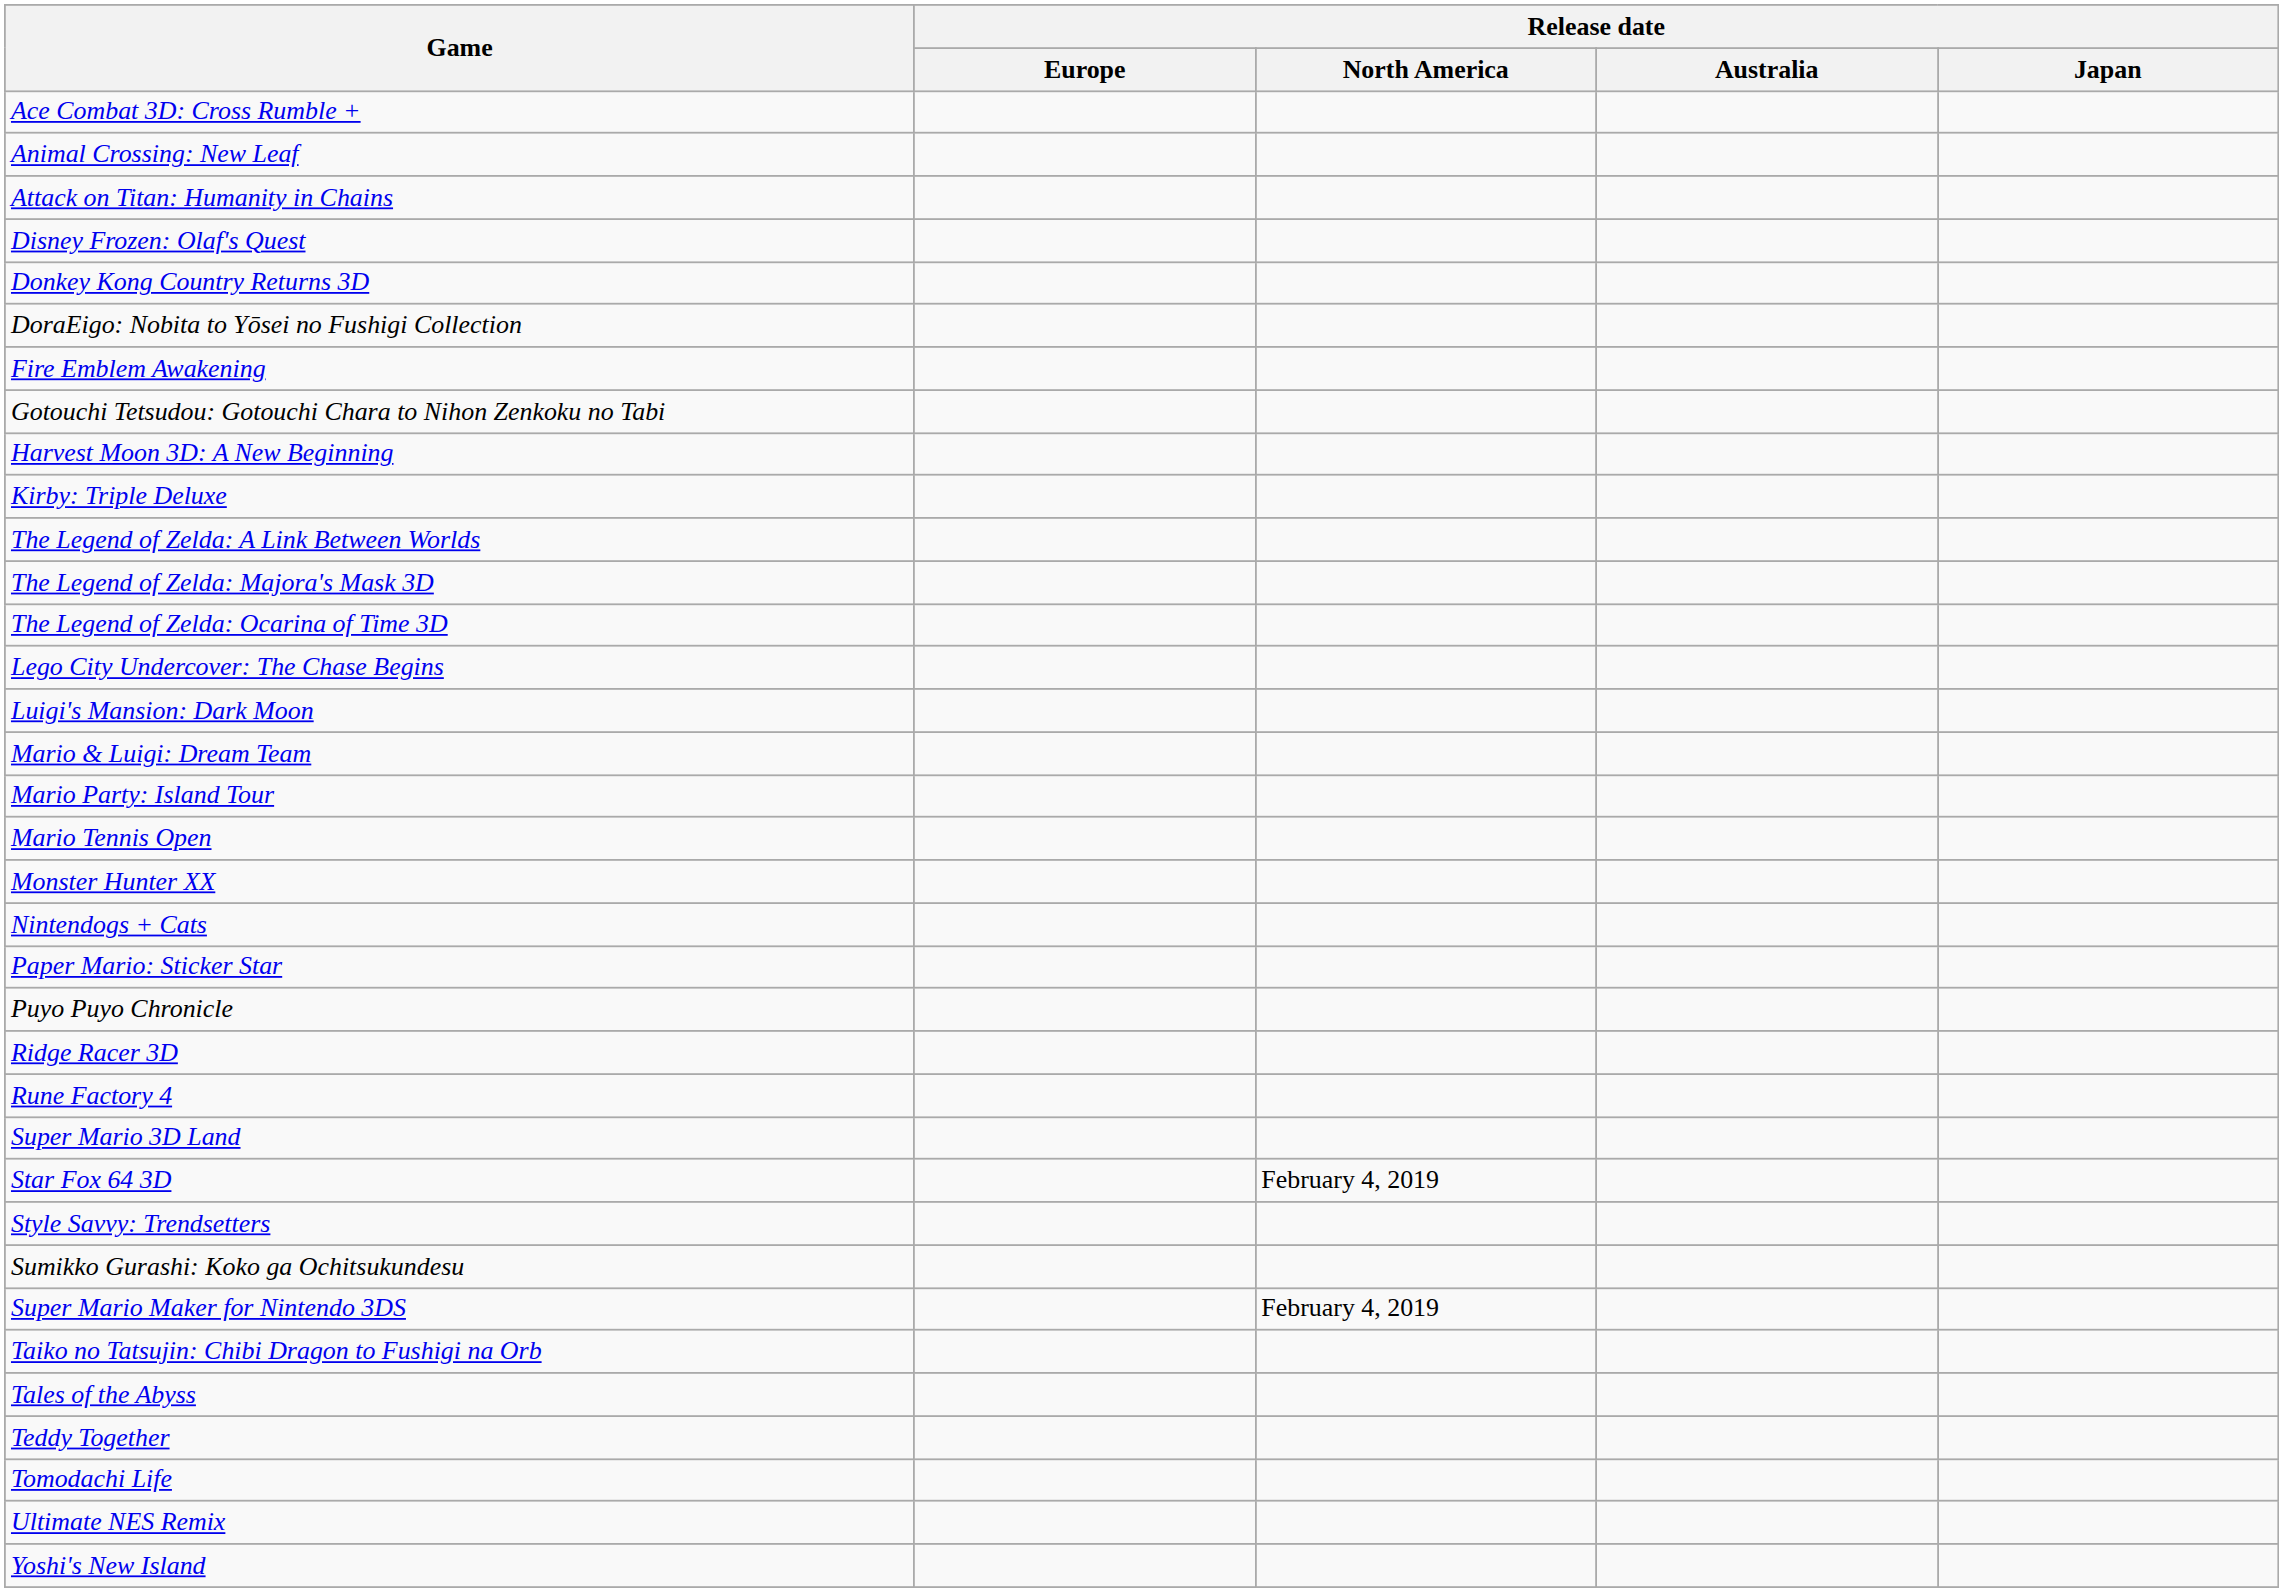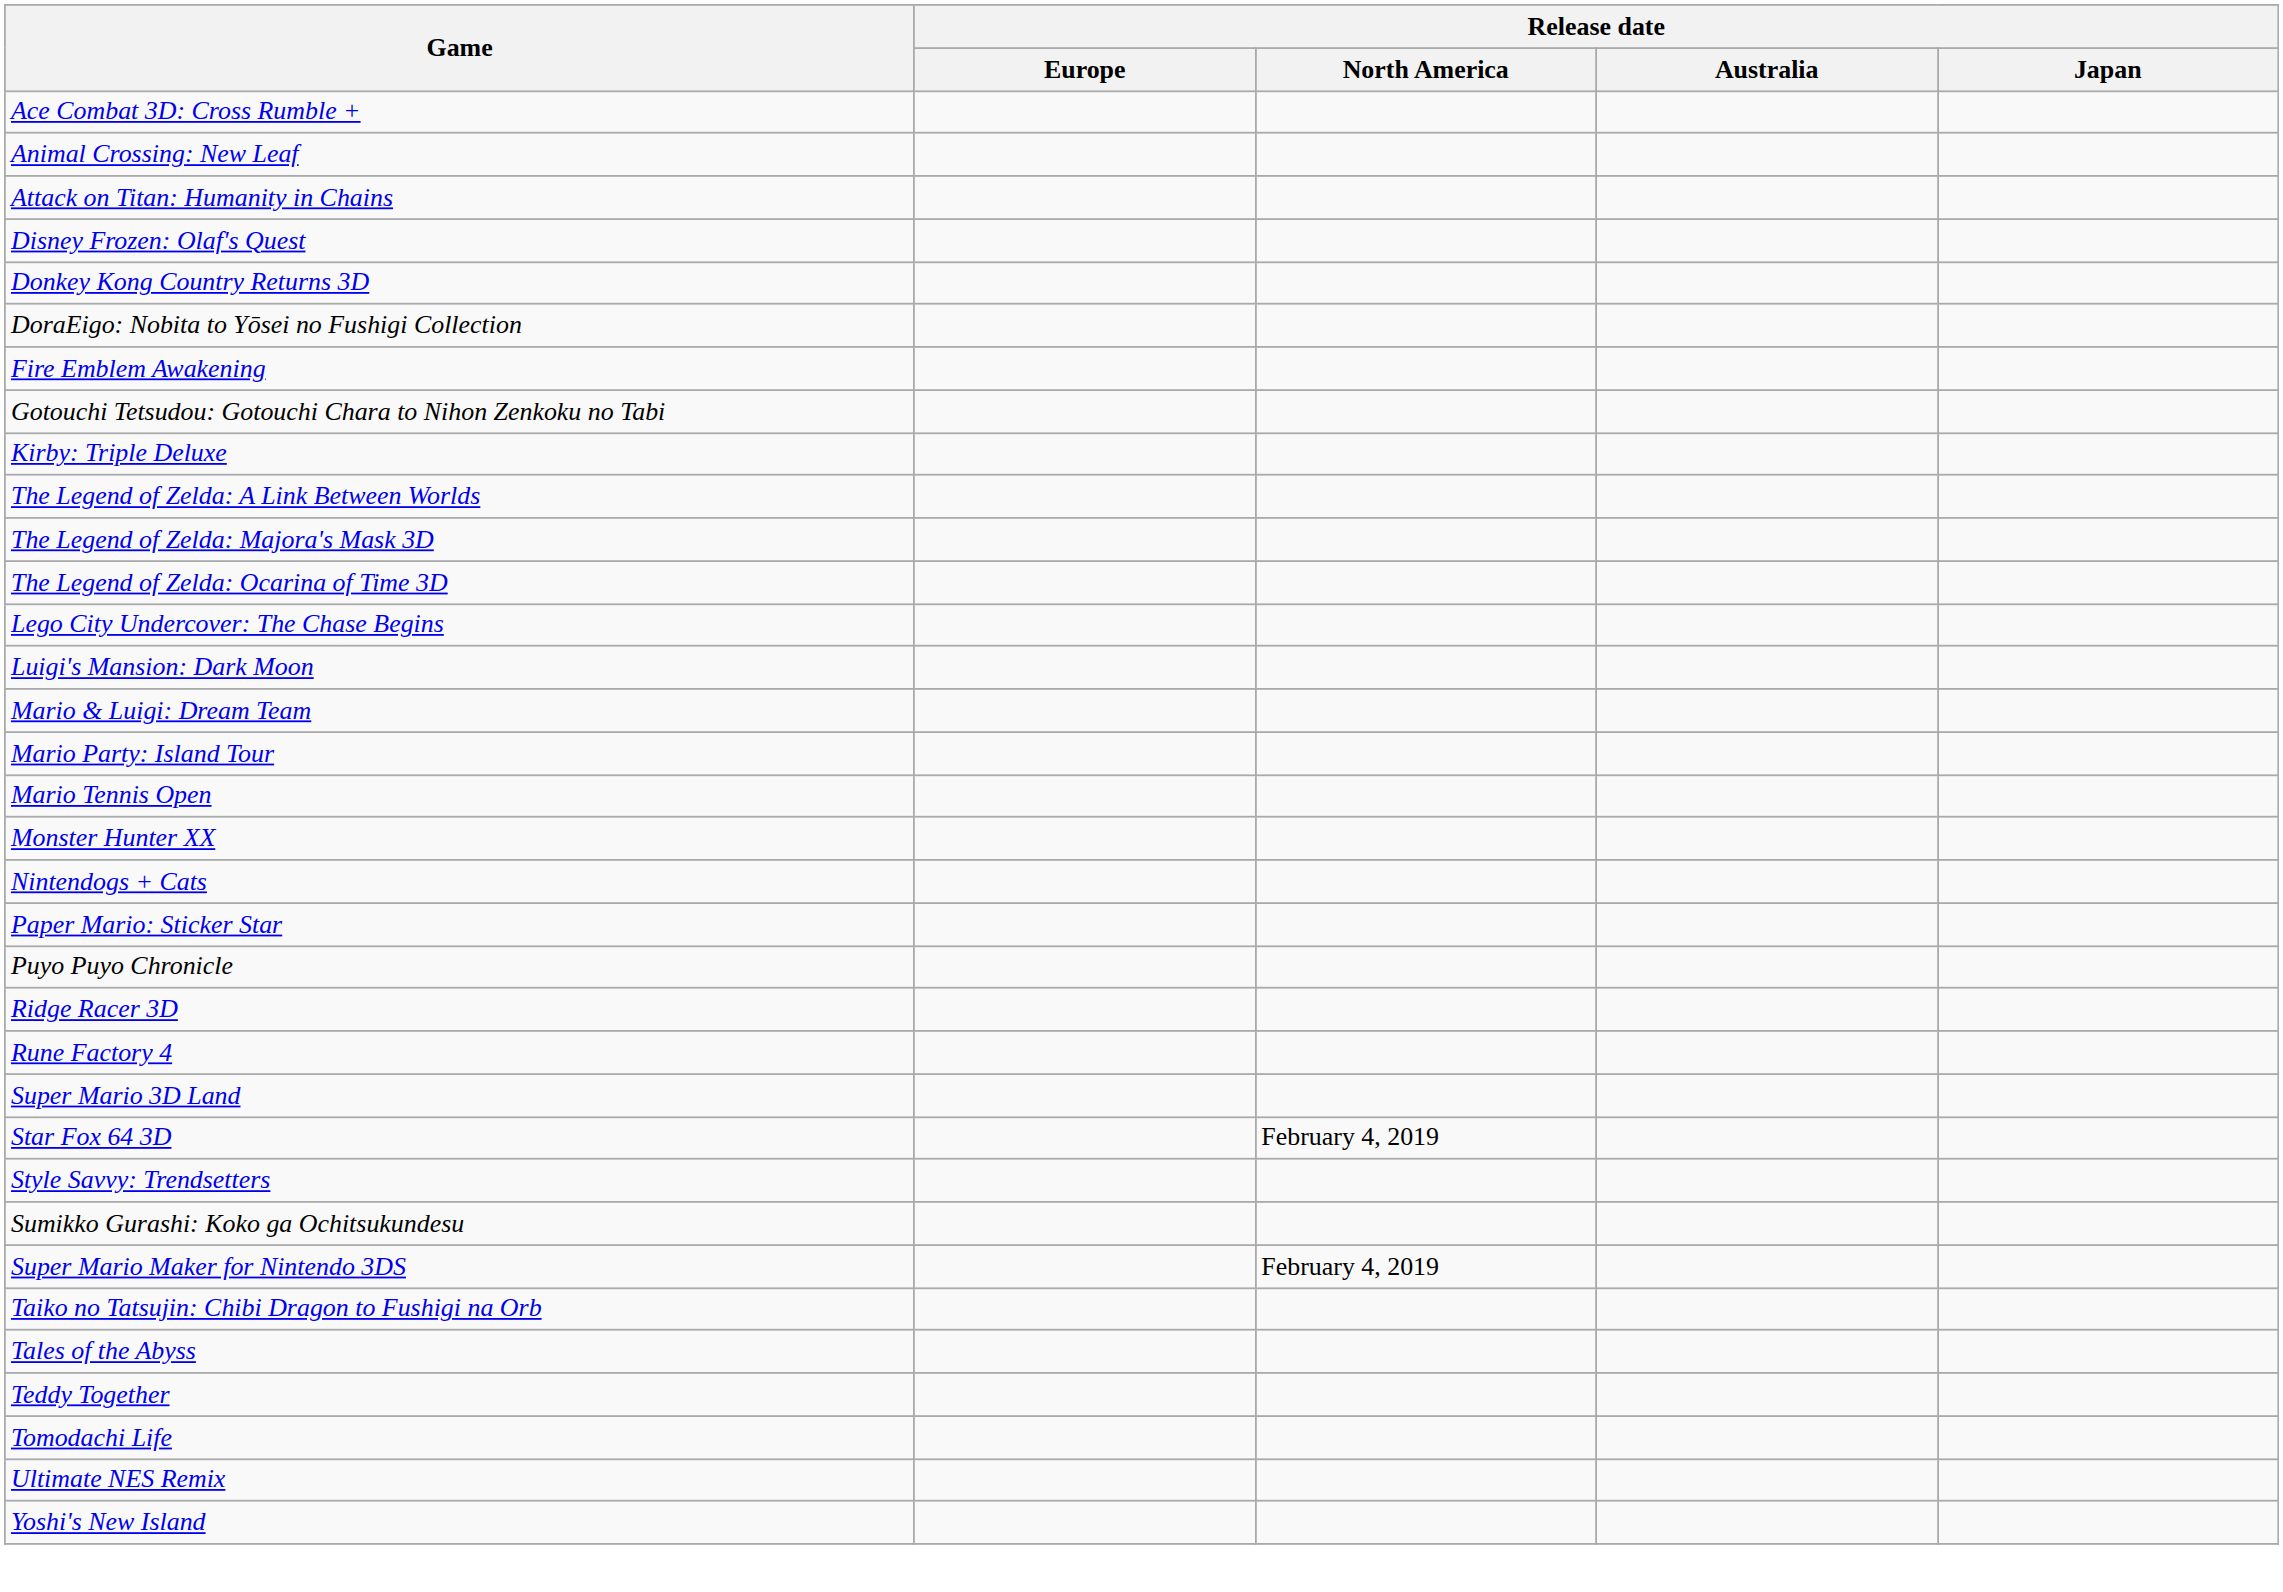- row: (202, 453)
